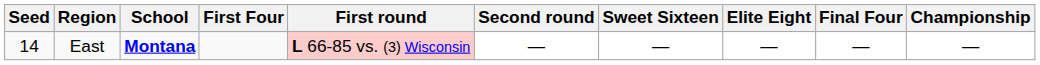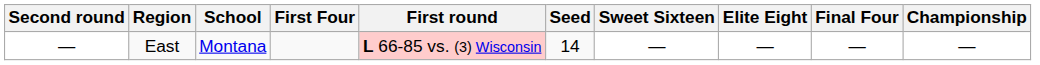columns swapped: (29, 18) <-> (536, 18)
(160, 45) bold -> (233, 45) normal
